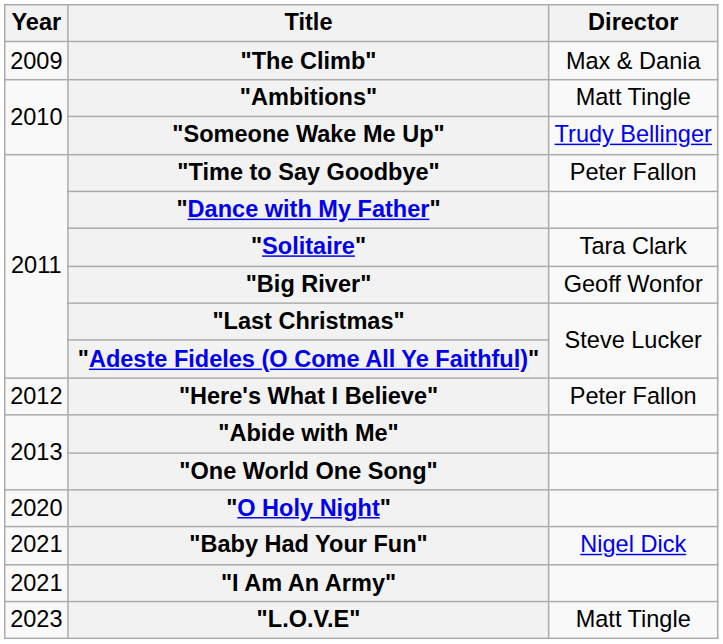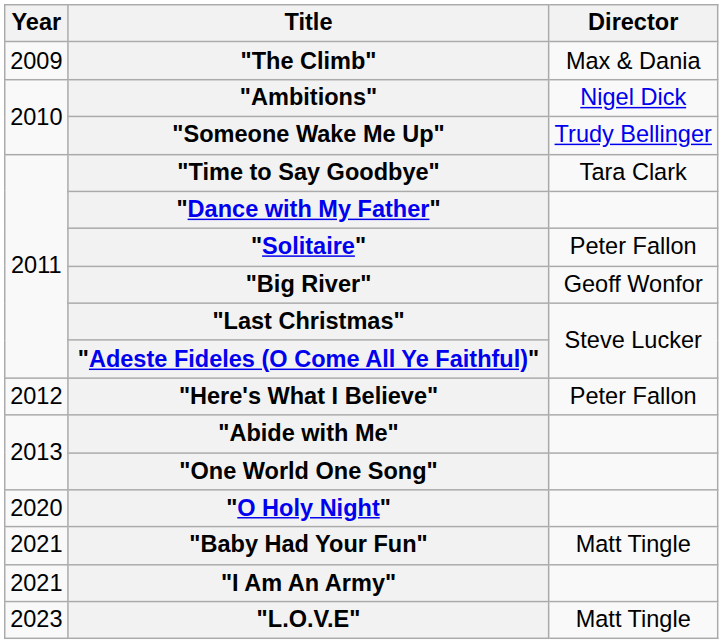(633, 97) Matt Tingle -> (633, 97) Nigel Dick
(633, 172) Peter Fallon -> (633, 172) Tara Clark
(633, 246) Tara Clark -> (633, 246) Peter Fallon
(633, 545) Nigel Dick -> (633, 545) Matt Tingle
